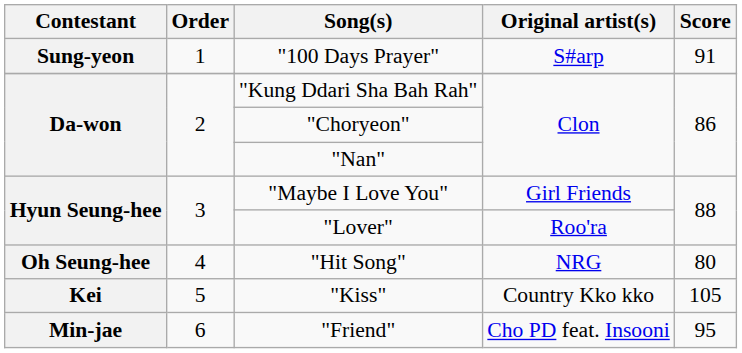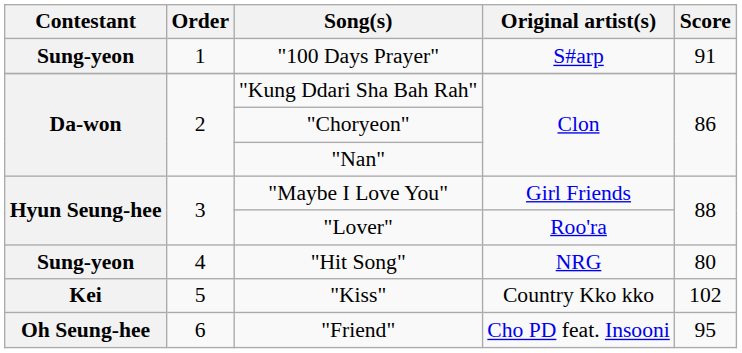(86, 261) Oh Seung-hee -> (86, 261) Sung-yeon
(705, 295) 105 -> (705, 295) 102
(86, 329) Min-jae -> (86, 329) Oh Seung-hee
